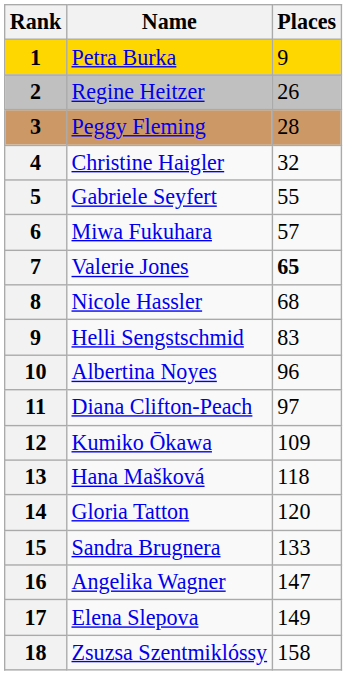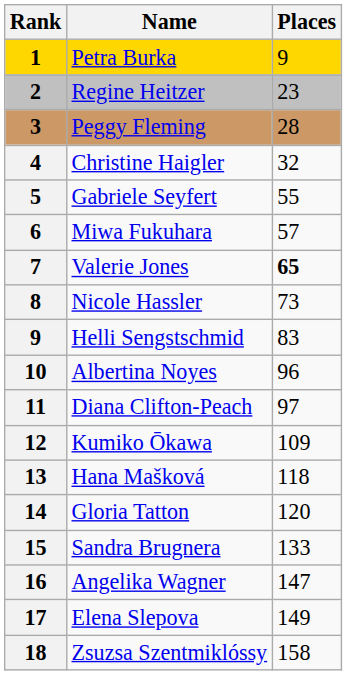(288, 92) 26 -> (288, 92) 23
(288, 302) 68 -> (288, 302) 73
